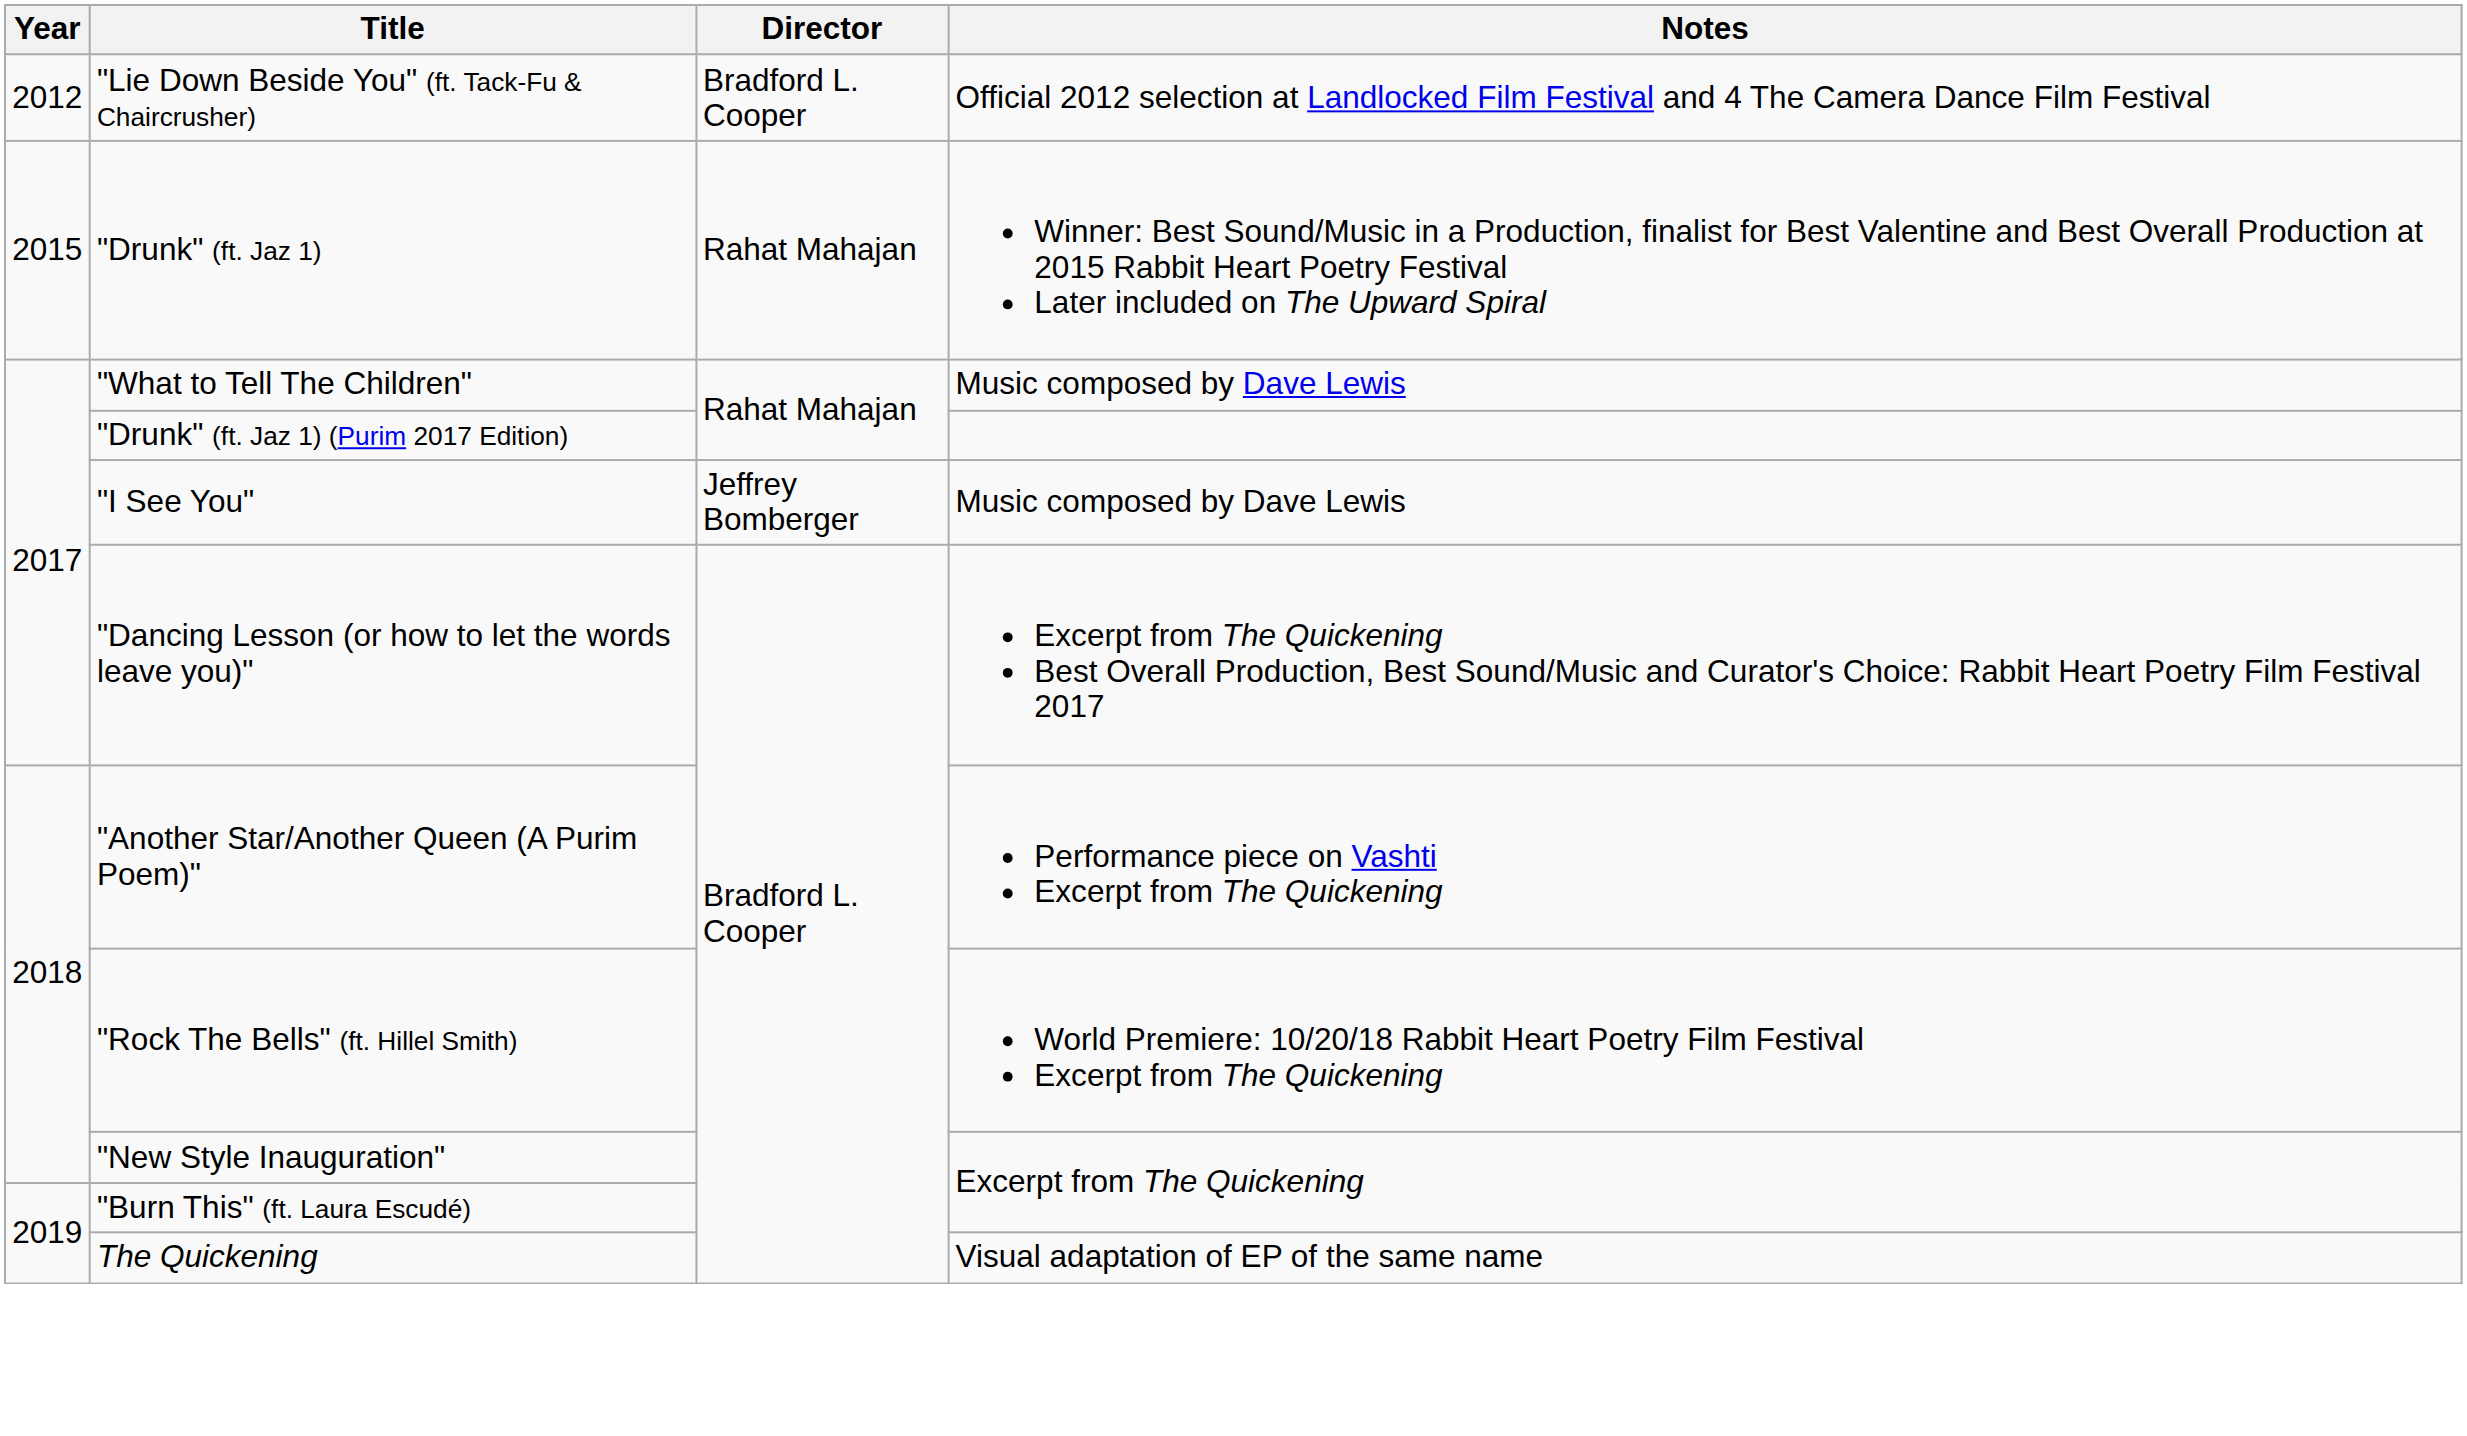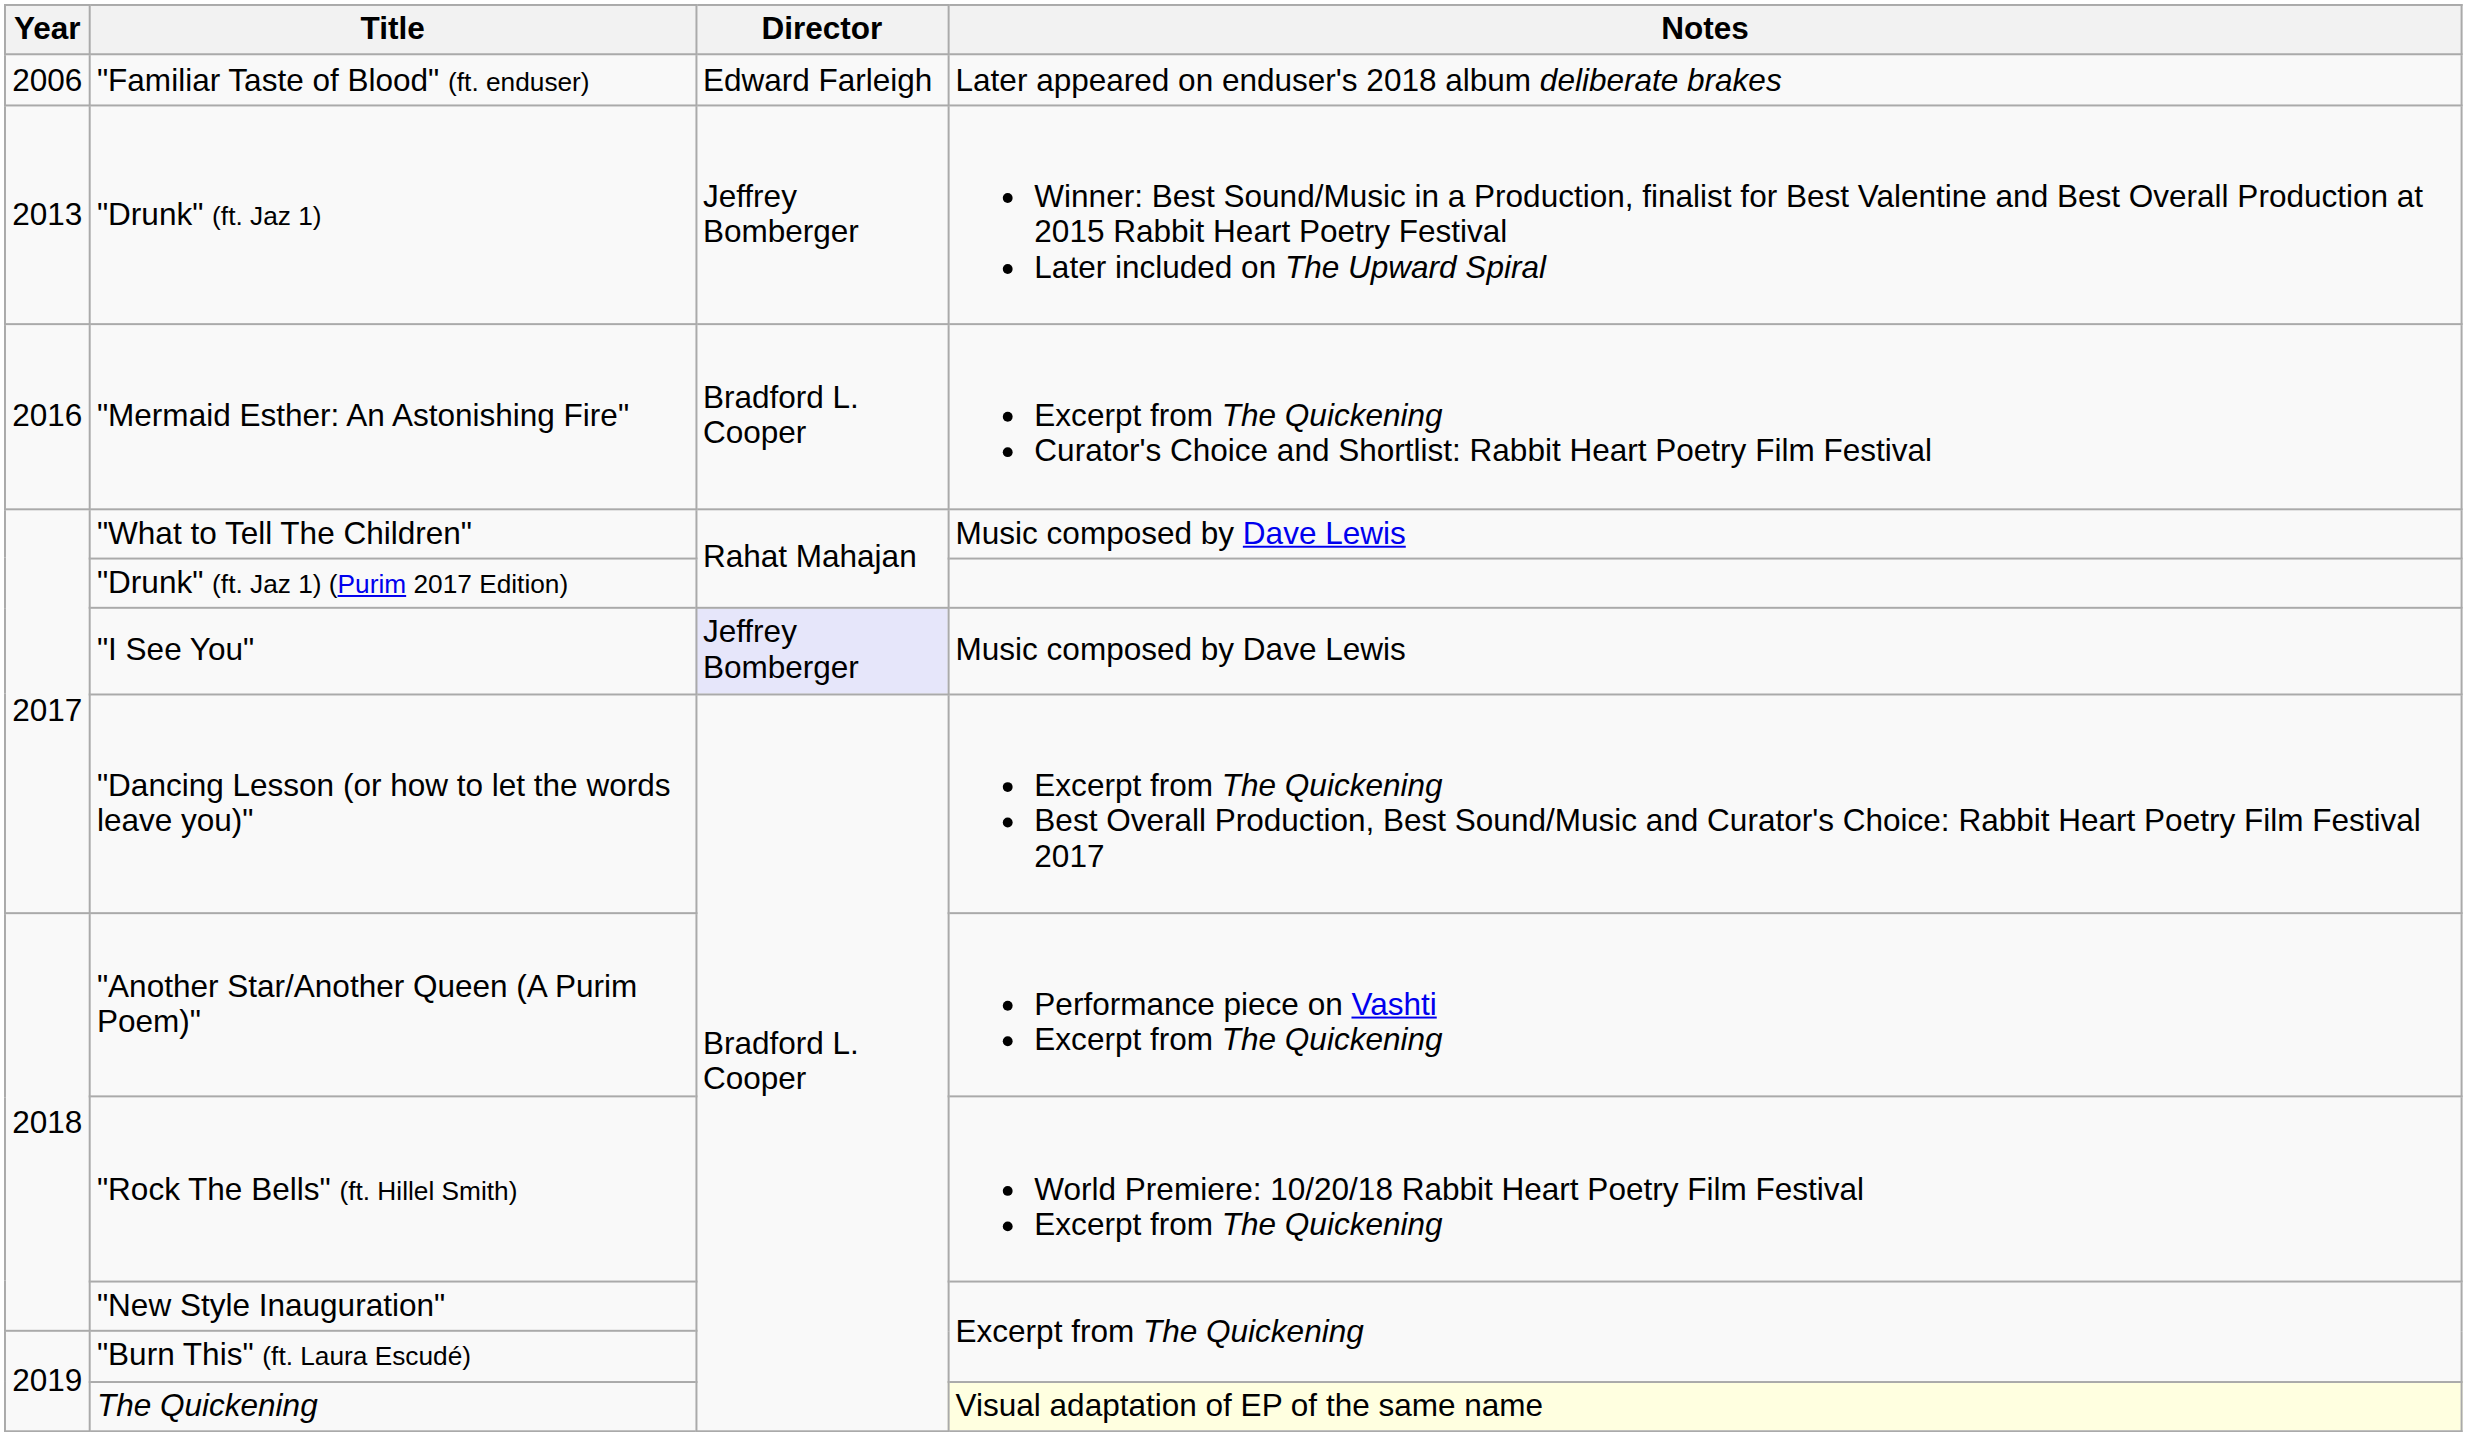+ row: (343, 79)
- row: (339, 97)
(47, 249) 2015 -> (47, 214) 2013
(810, 249) Rahat Mahajan -> (781, 214) Jeffrey Bomberger
+ row: (363, 415)
(781, 502) no background -> (781, 650) lavender background
(1249, 1257) no background -> (1249, 1405) lightyellow background
